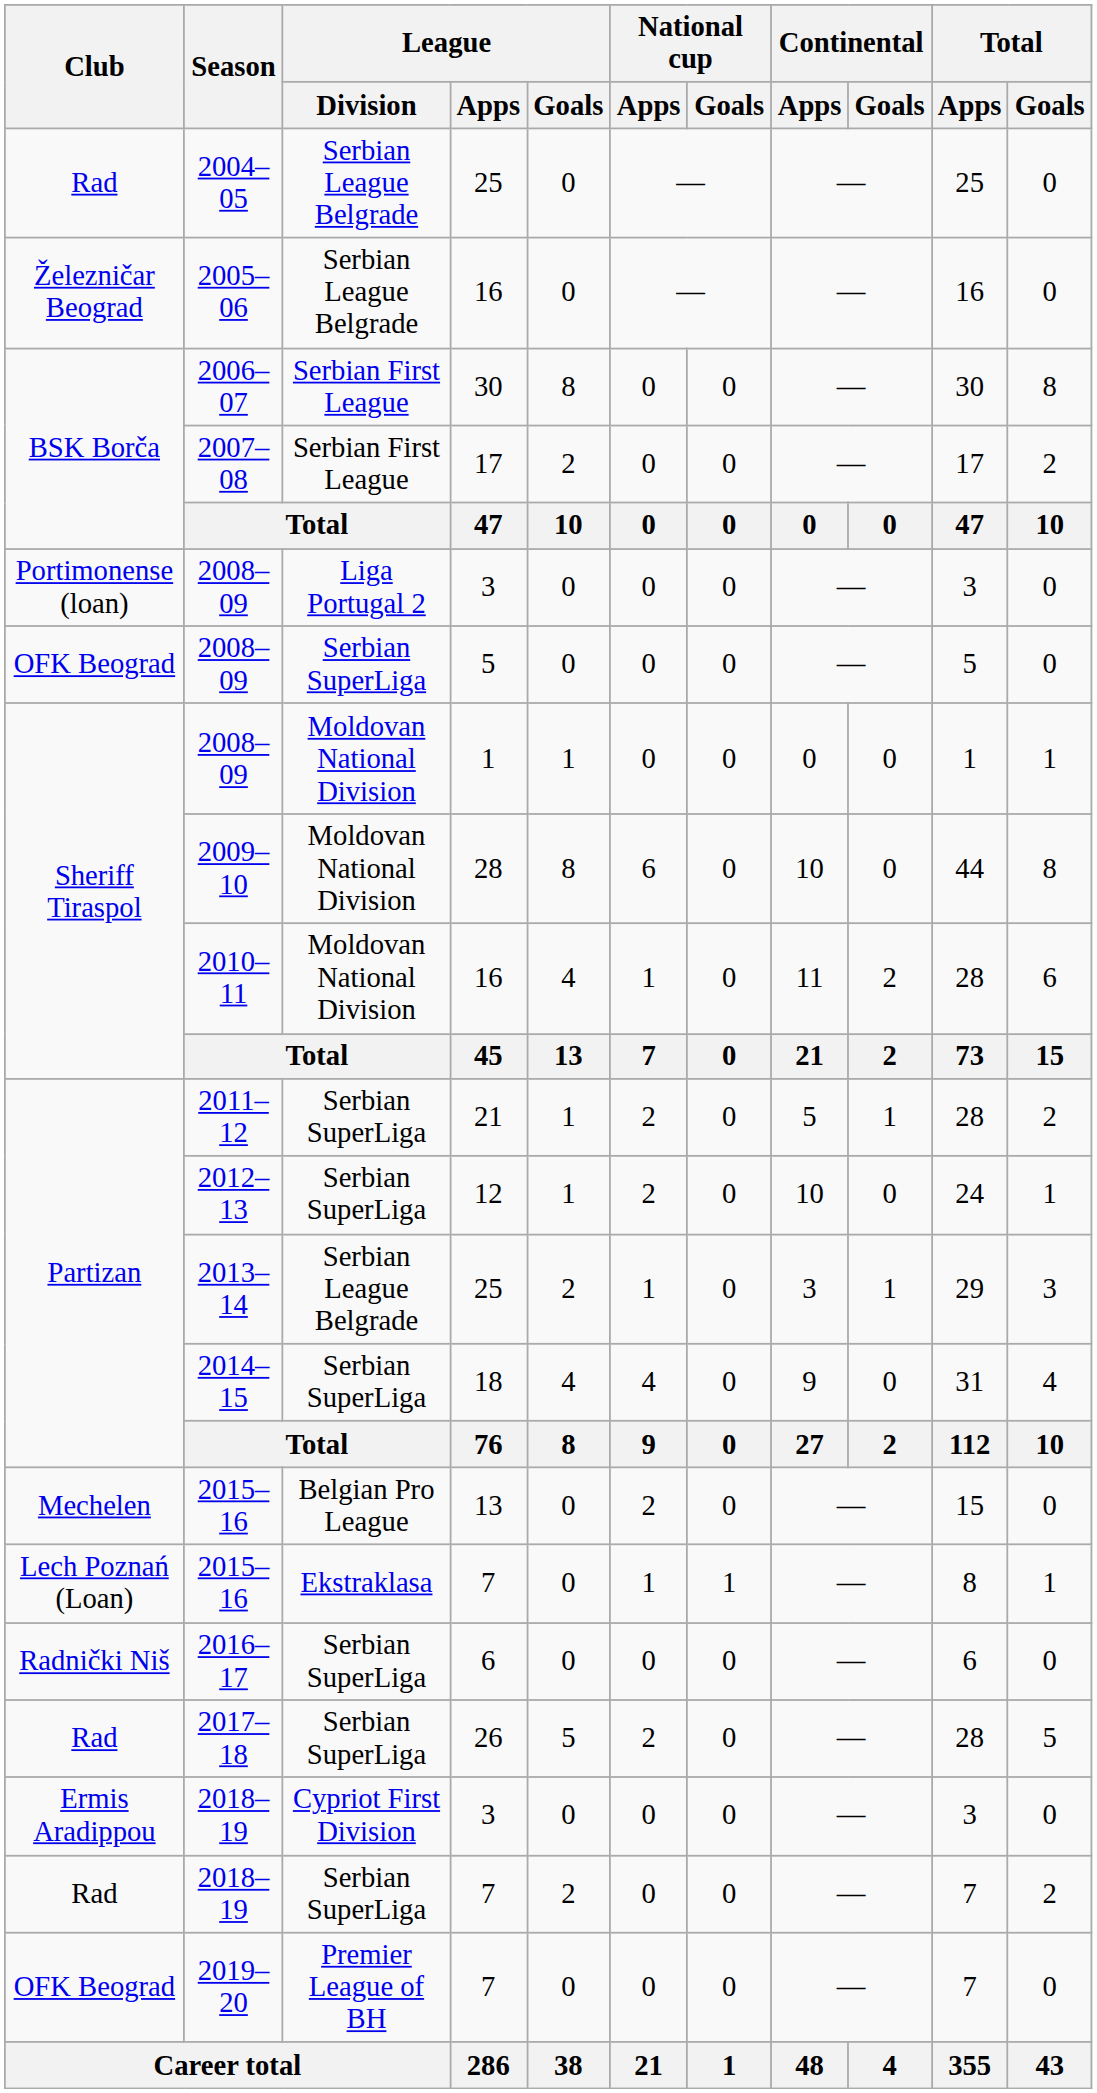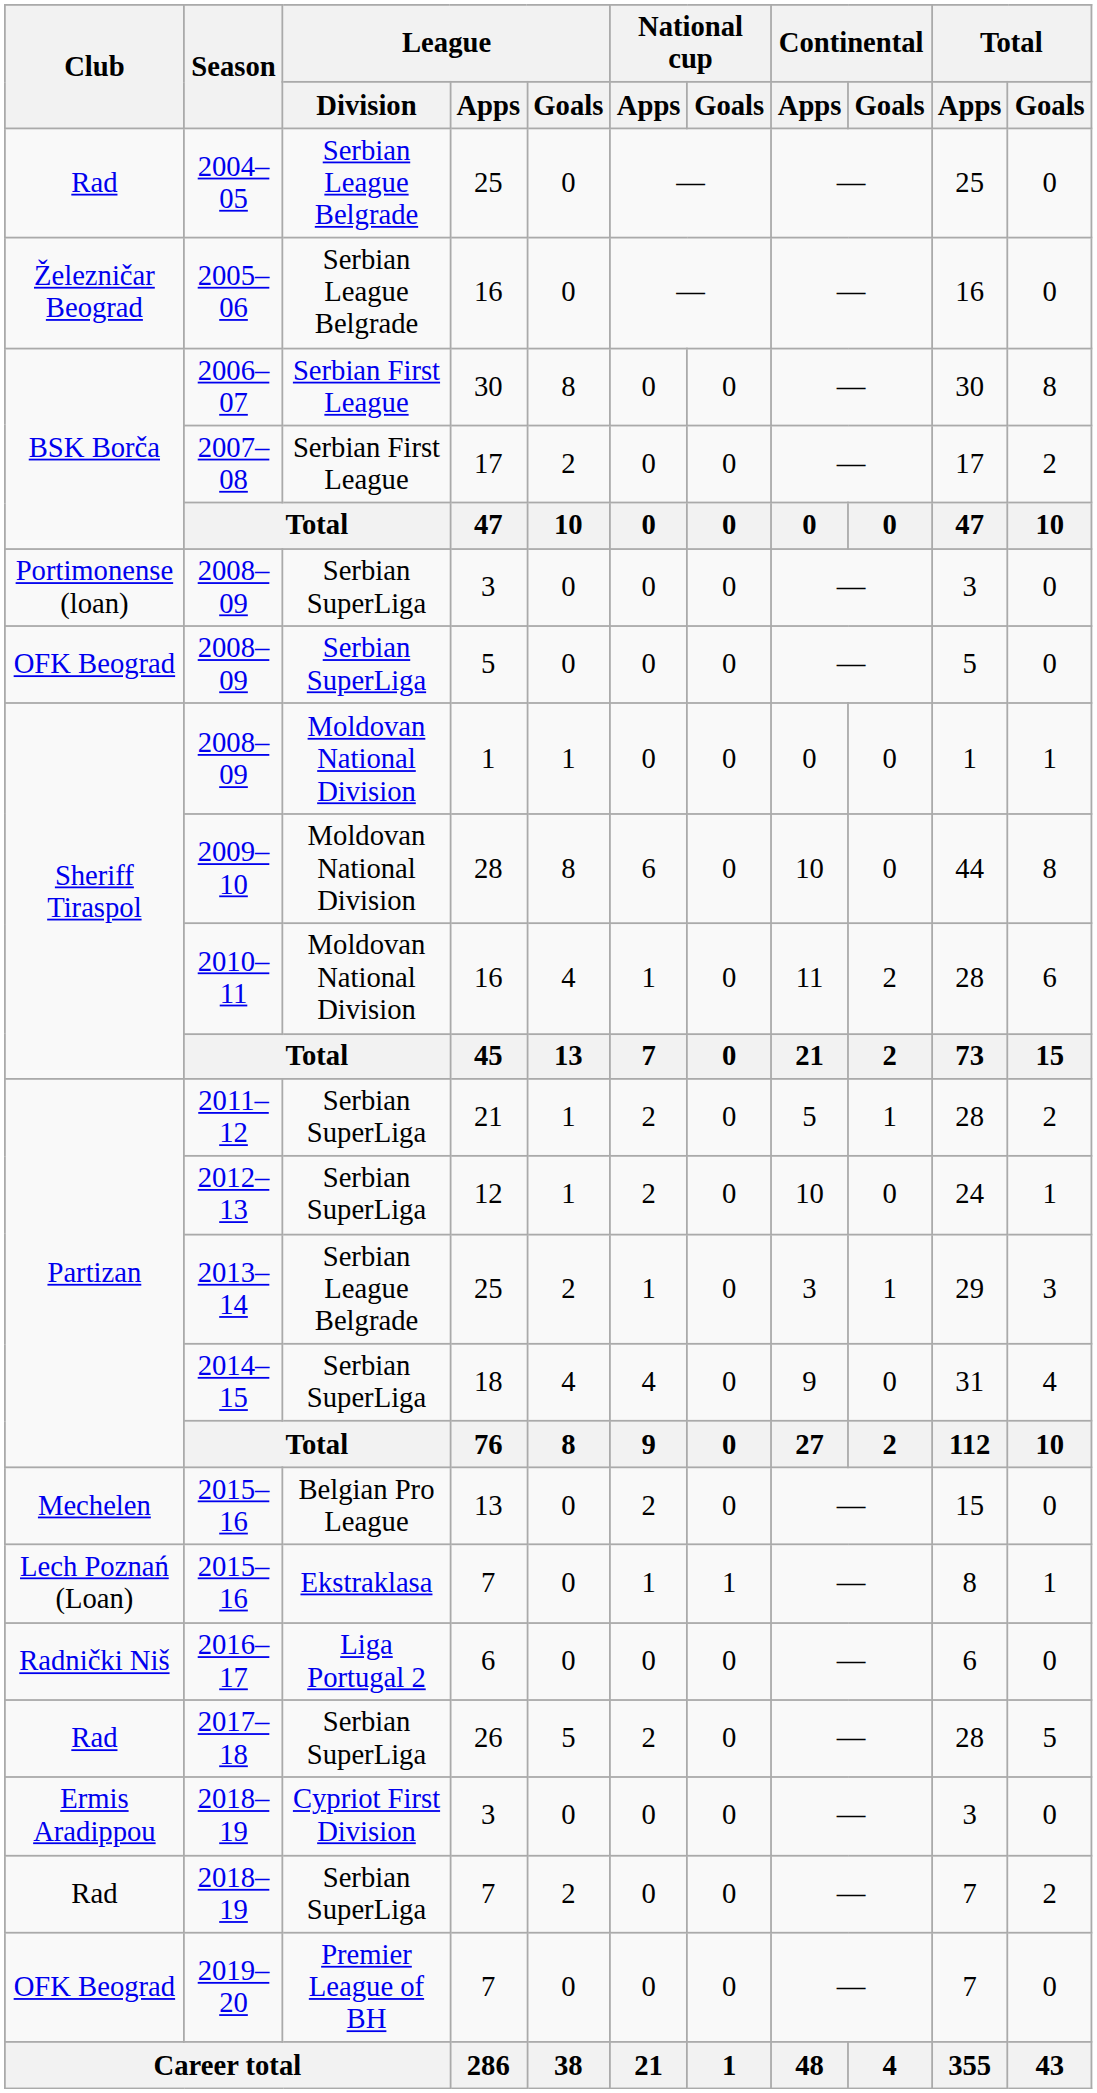(366, 586) Liga Portugal 2 -> (366, 586) Serbian SuperLiga
(366, 1660) Serbian SuperLiga -> (366, 1660) Liga Portugal 2
